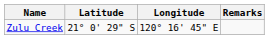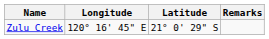columns swapped: (101, 12) <-> (179, 12)
